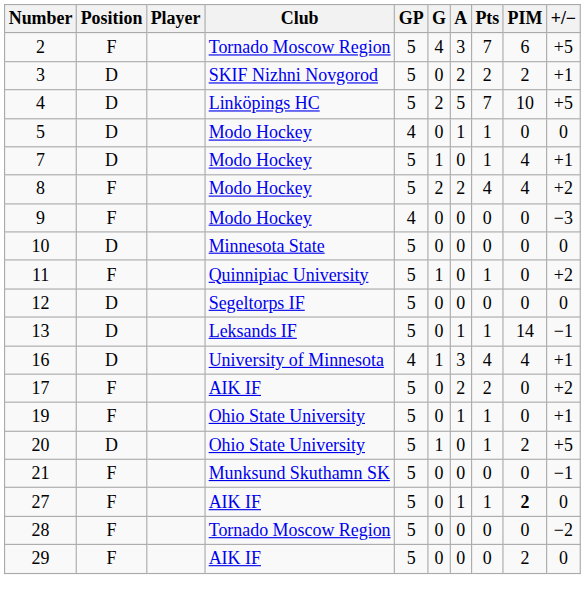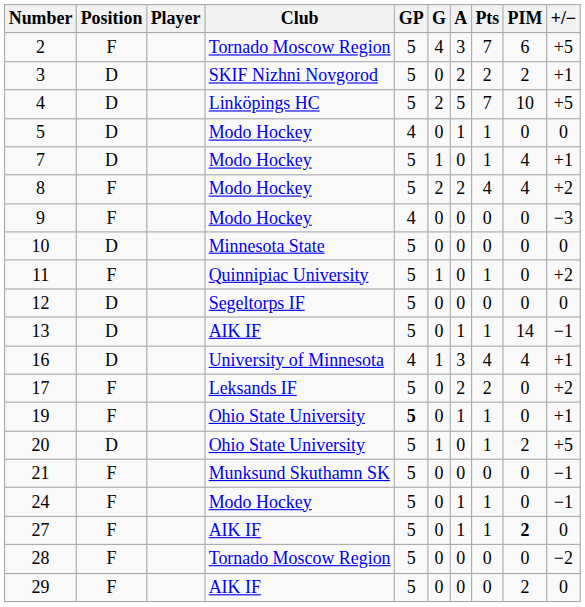(253, 331) Leksands IF -> (235, 331) AIK IF
(235, 388) AIK IF -> (253, 388) Leksands IF
(411, 416) normal -> (411, 416) bold
+ row: (41, 501)
